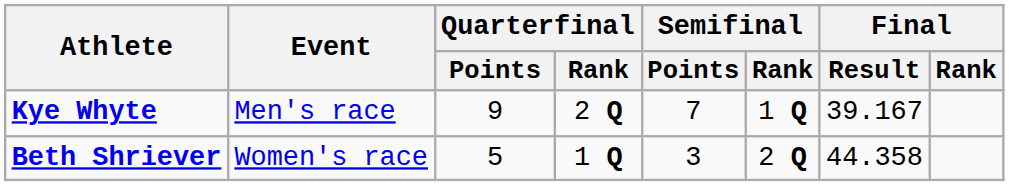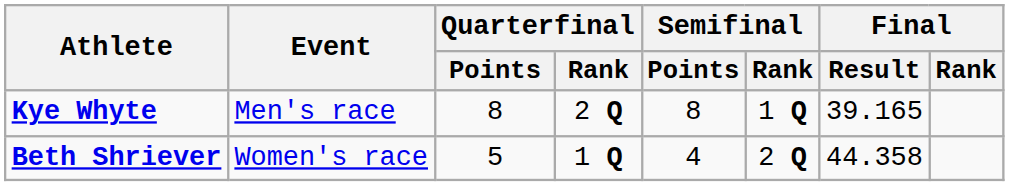(495, 113) 9 -> (495, 113) 8
(693, 113) 7 -> (693, 113) 8
(874, 113) 39.167 -> (874, 113) 39.165
(693, 158) 3 -> (693, 158) 4
